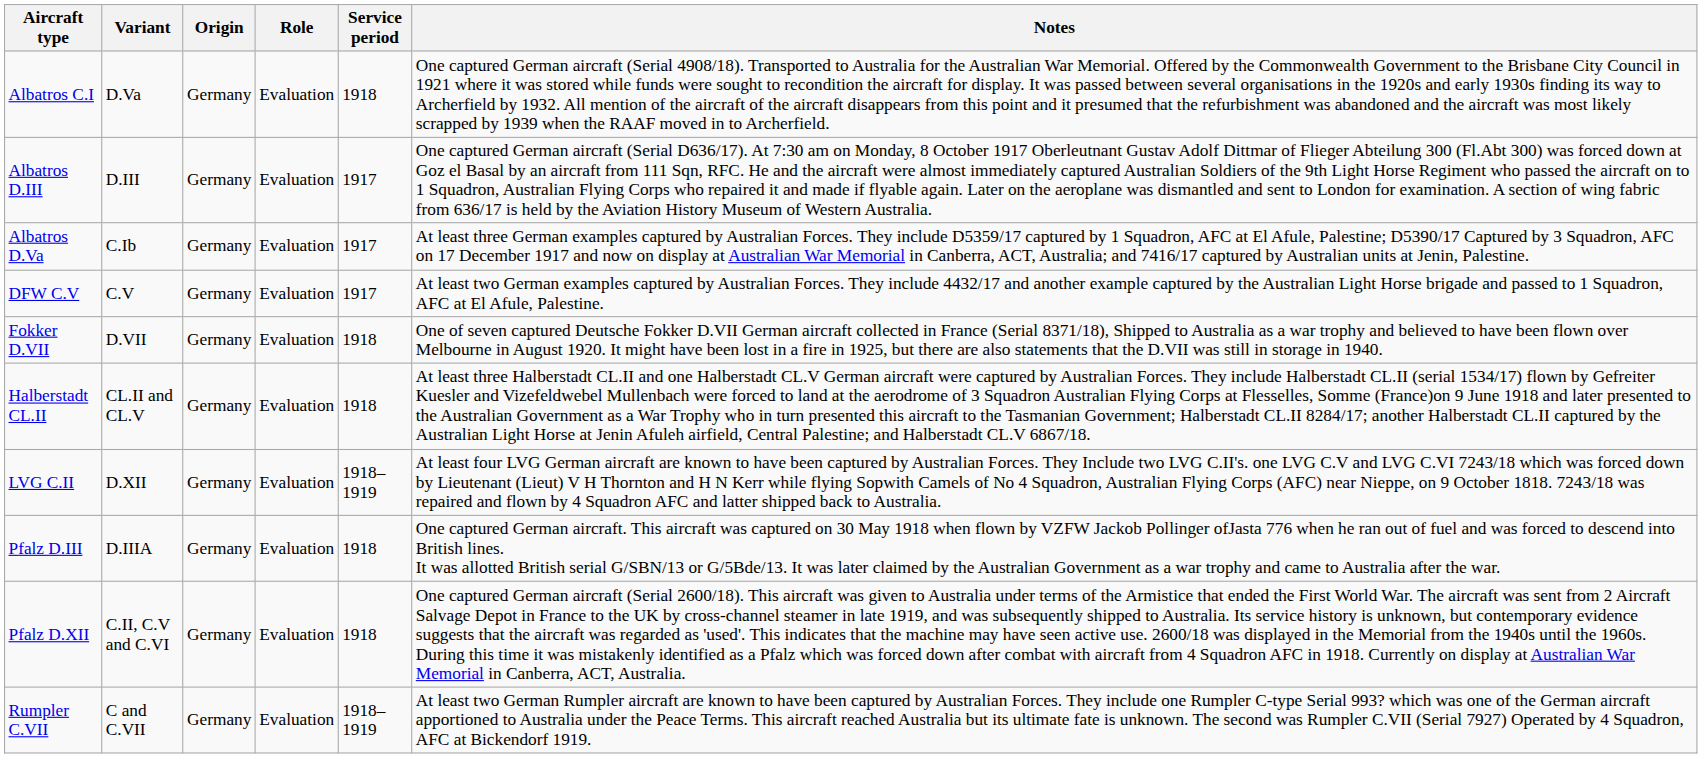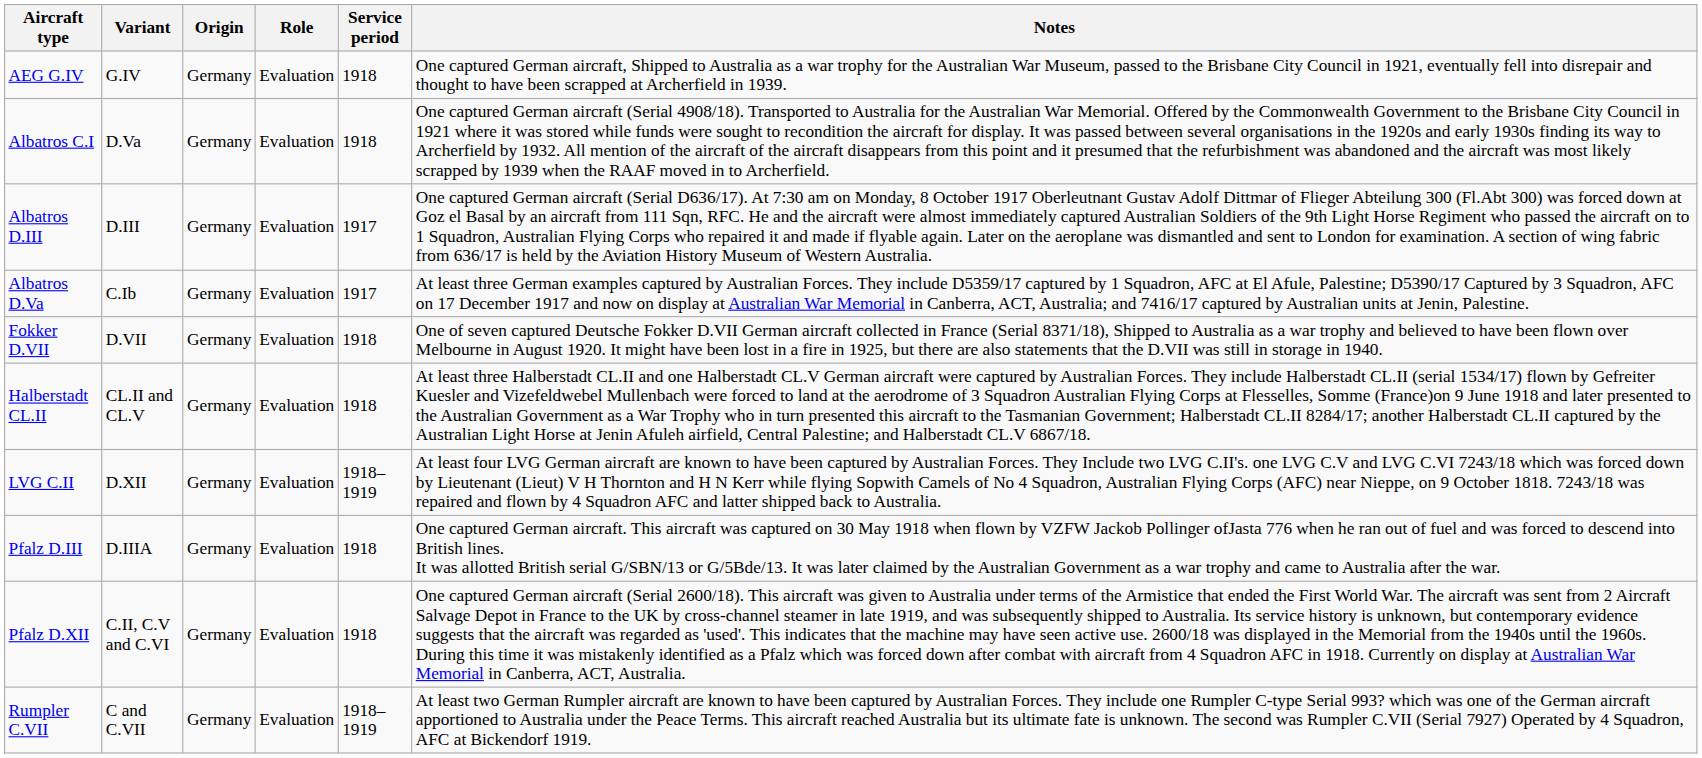+ row: (46, 74)
- row: (44, 293)
